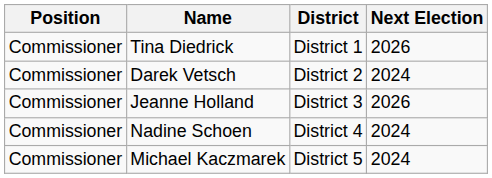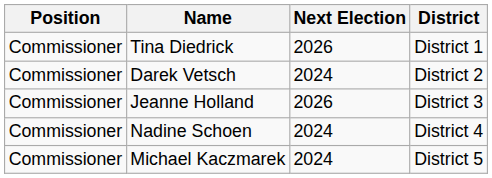columns swapped: (328, 18) <-> (427, 18)
